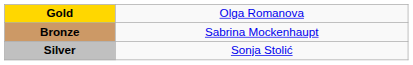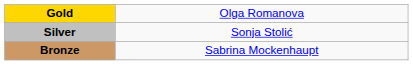rows swapped: (60, 50) <-> (60, 32)
